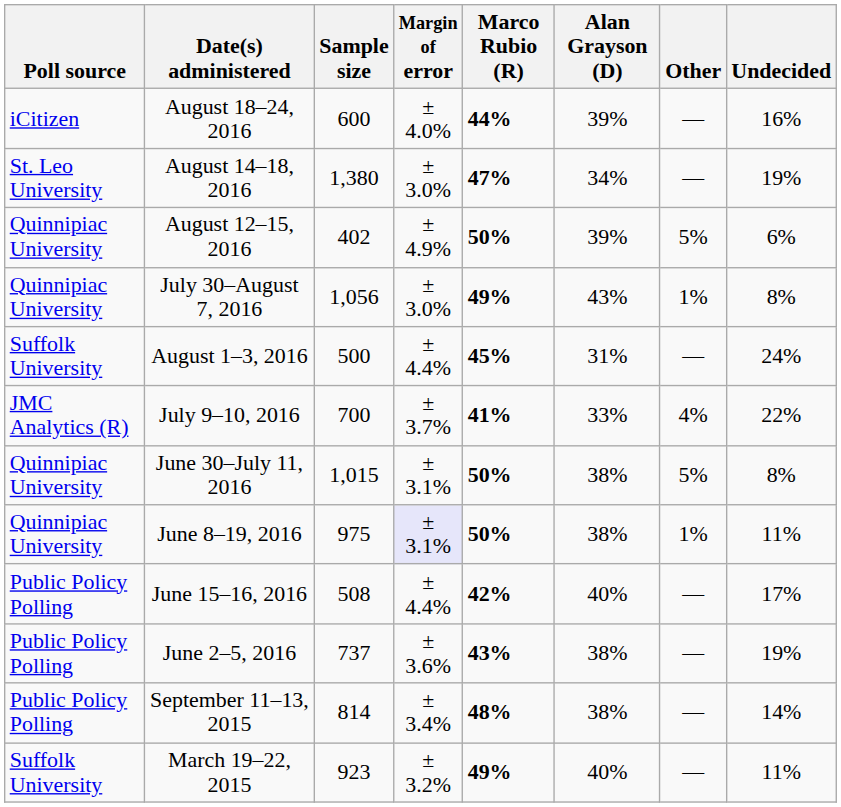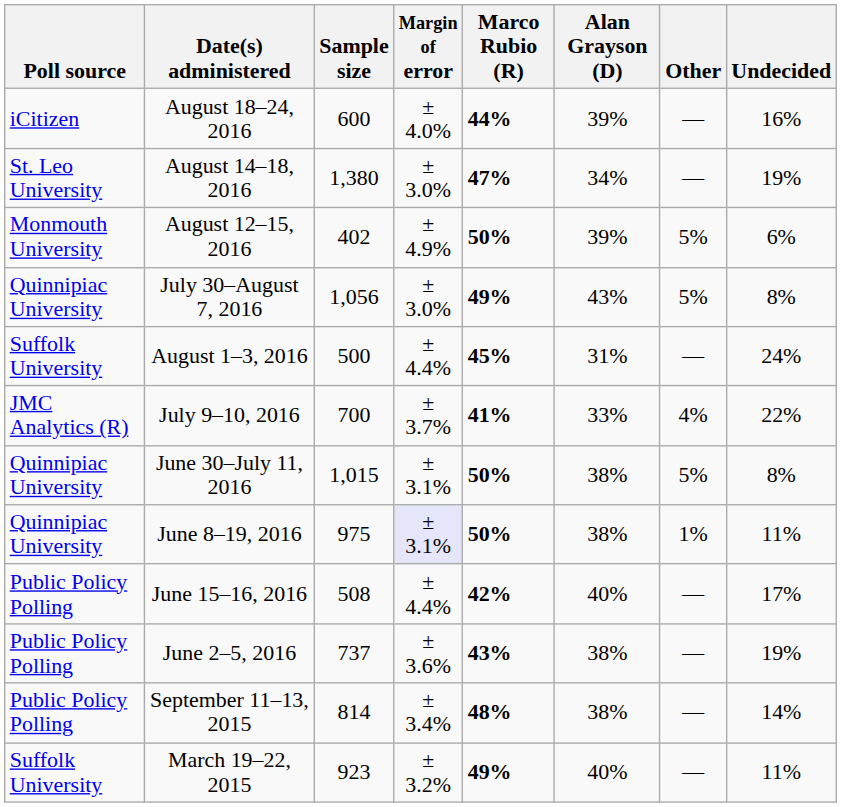(58, 237) Quinnipiac University -> (58, 237) Monmouth University
(693, 296) 1% -> (693, 296) 5%
